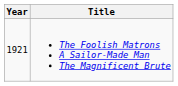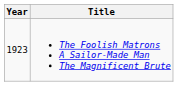(17, 50) 1921 -> (17, 50) 1923
